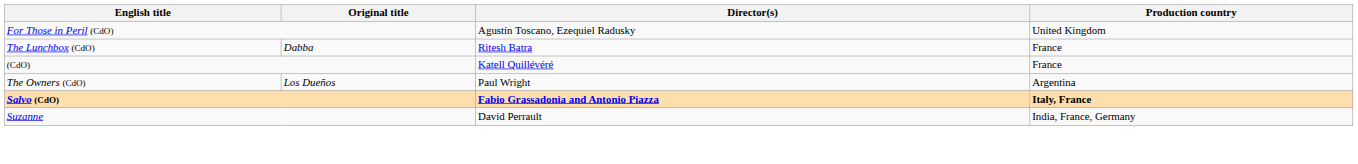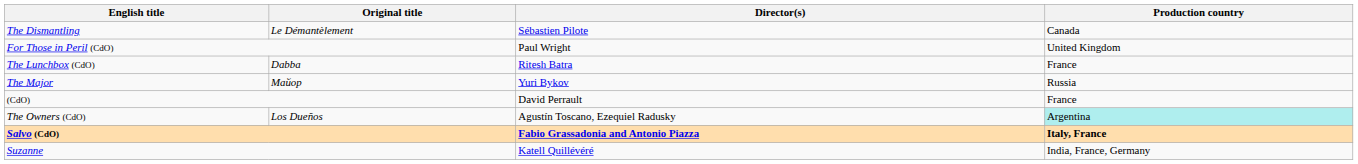+ row: (43, 30)
(557, 30) Agustín Toscano, Ezequiel Radusky -> (544, 47) Paul Wright
+ row: (30, 82)
(516, 64) Katell Quillévéré -> (550, 99) David Perrault
(504, 82) Paul Wright -> (597, 116) Agustín Toscano, Ezequiel Radusky
(1054, 82) no background -> (1069, 116) paleturquoise background
(510, 116) David Perrault -> (556, 151) Katell Quillévéré
